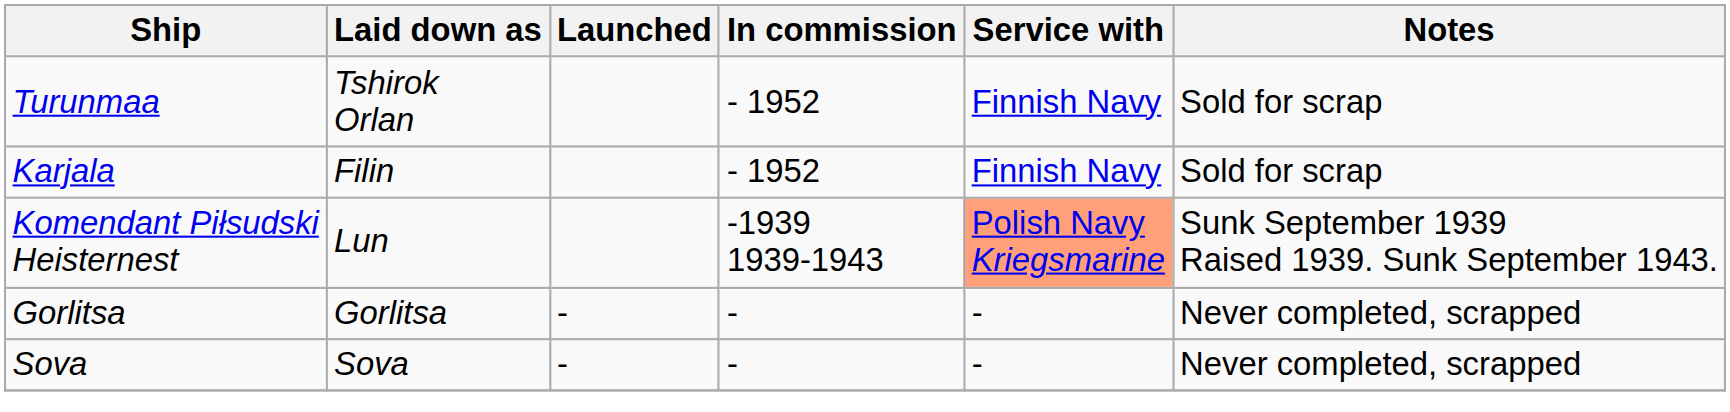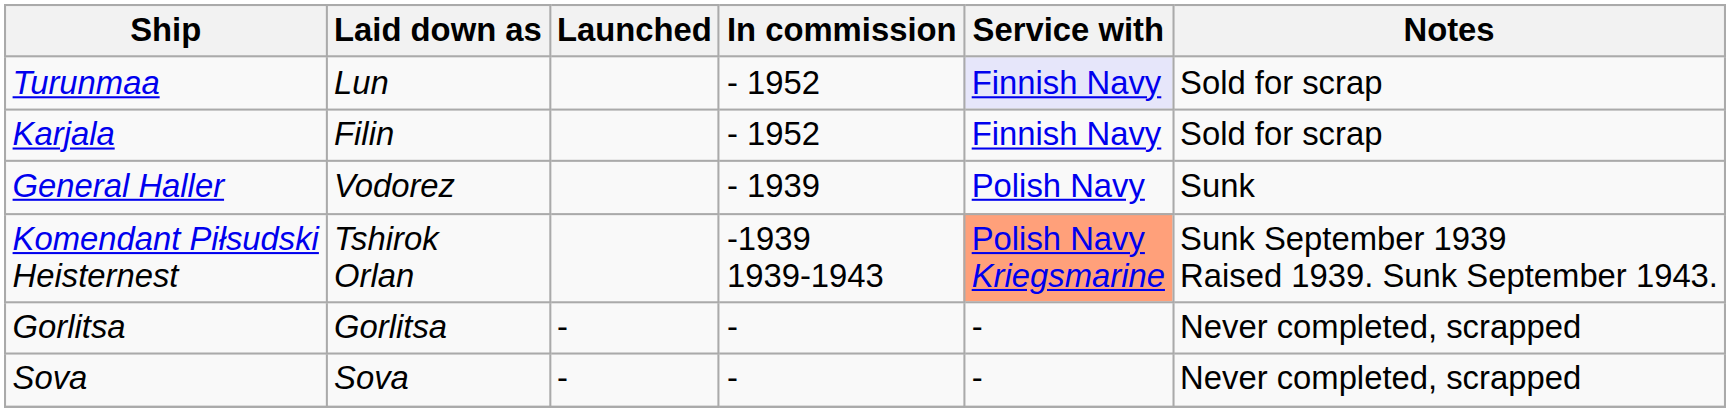(386, 100) Tshirok Orlan -> (361, 82) Lun
(1066, 100) no background -> (1066, 82) lavender background
+ row: (118, 186)
(361, 241) Lun -> (386, 257) Tshirok Orlan
